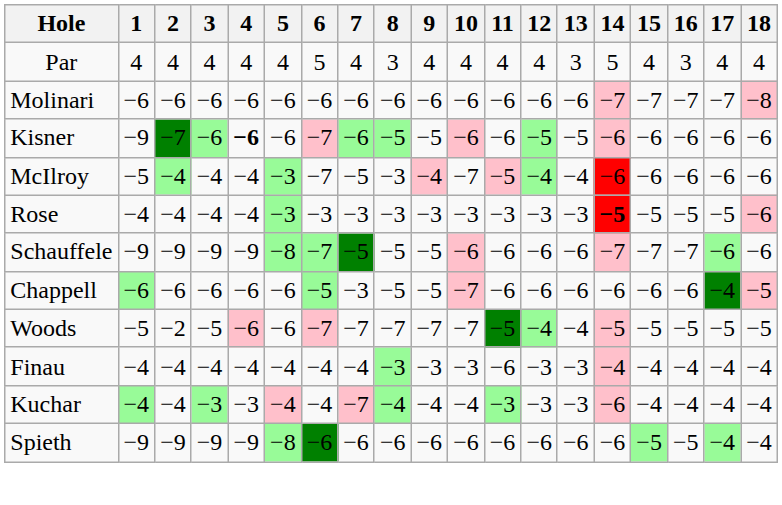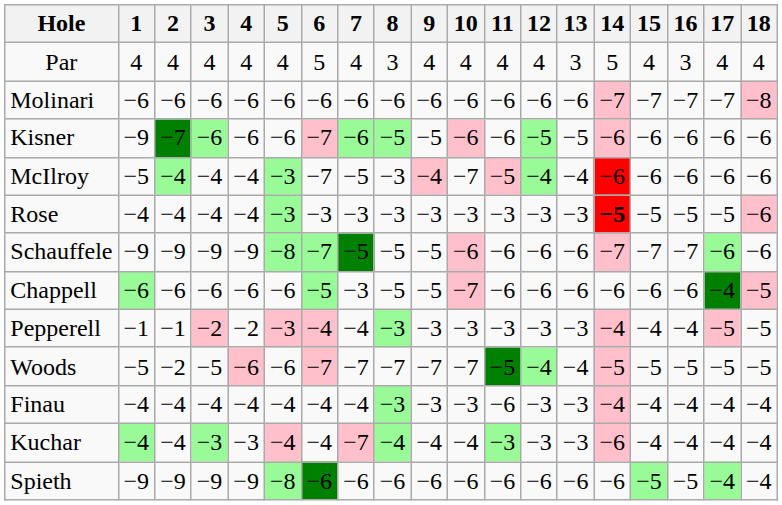(246, 137) bold -> (246, 137) normal
+ row: (56, 328)
